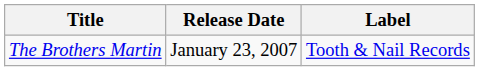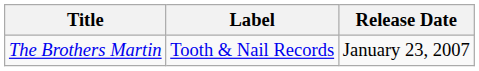columns swapped: (234, 19) <-> (388, 19)
